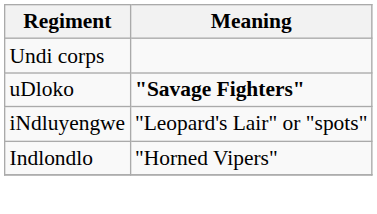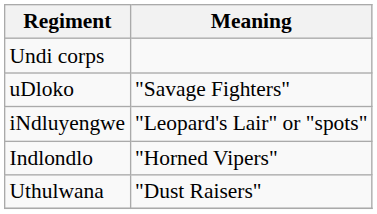(220, 89) bold -> (213, 89) normal
+ row: (57, 191)
